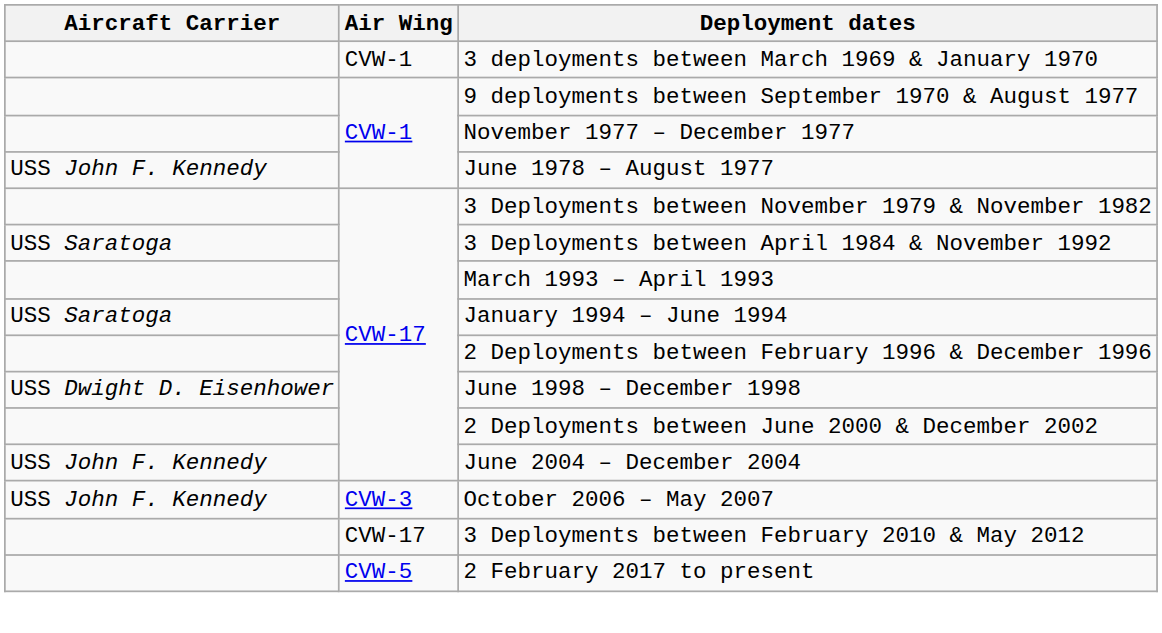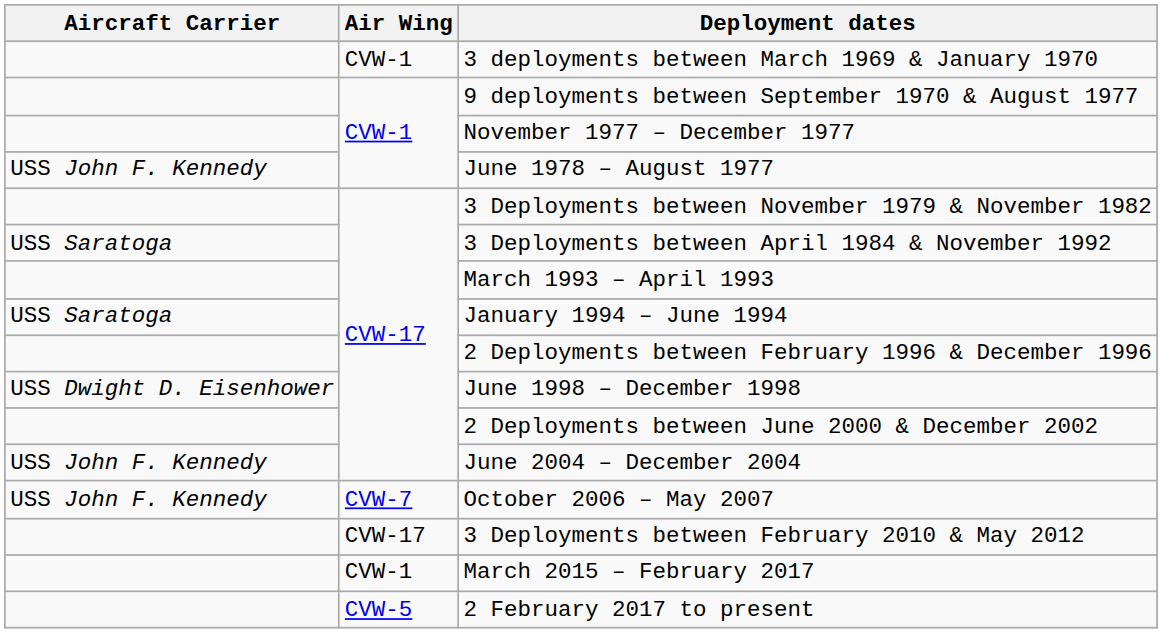(379, 500) CVW-3 -> (379, 500) CVW-7
+ row: (639, 573)
